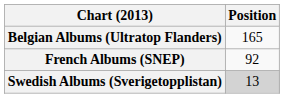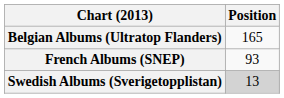(252, 59) 92 -> (252, 59) 93
